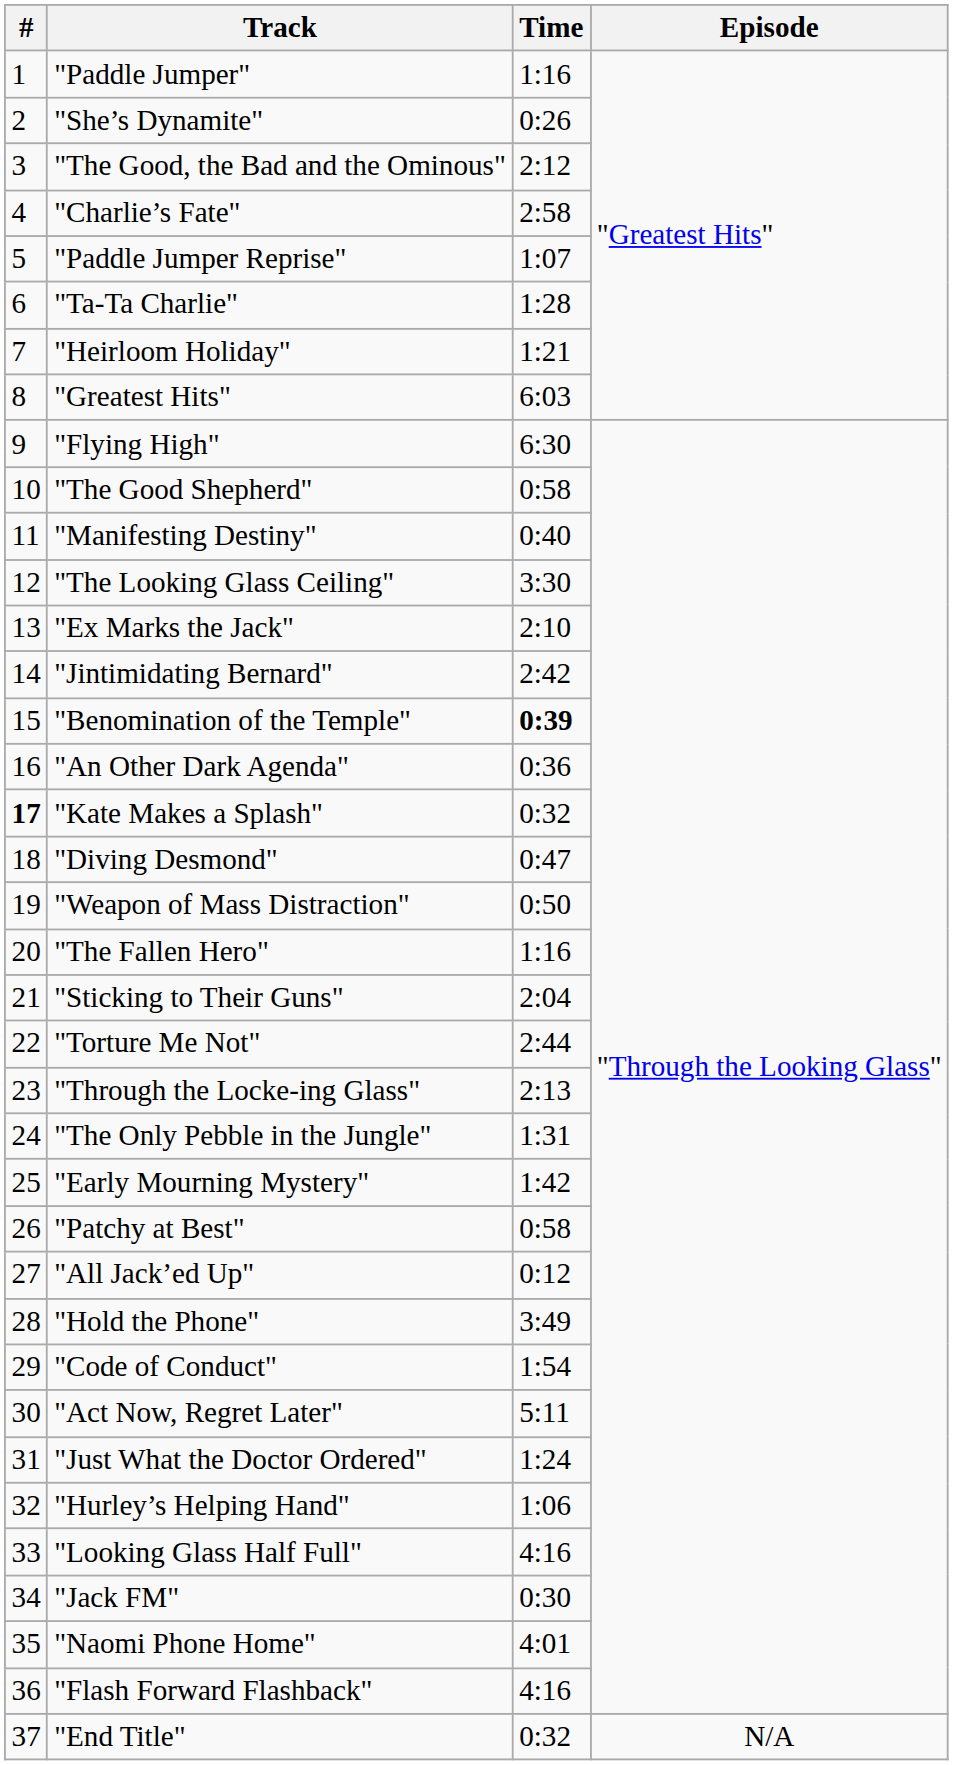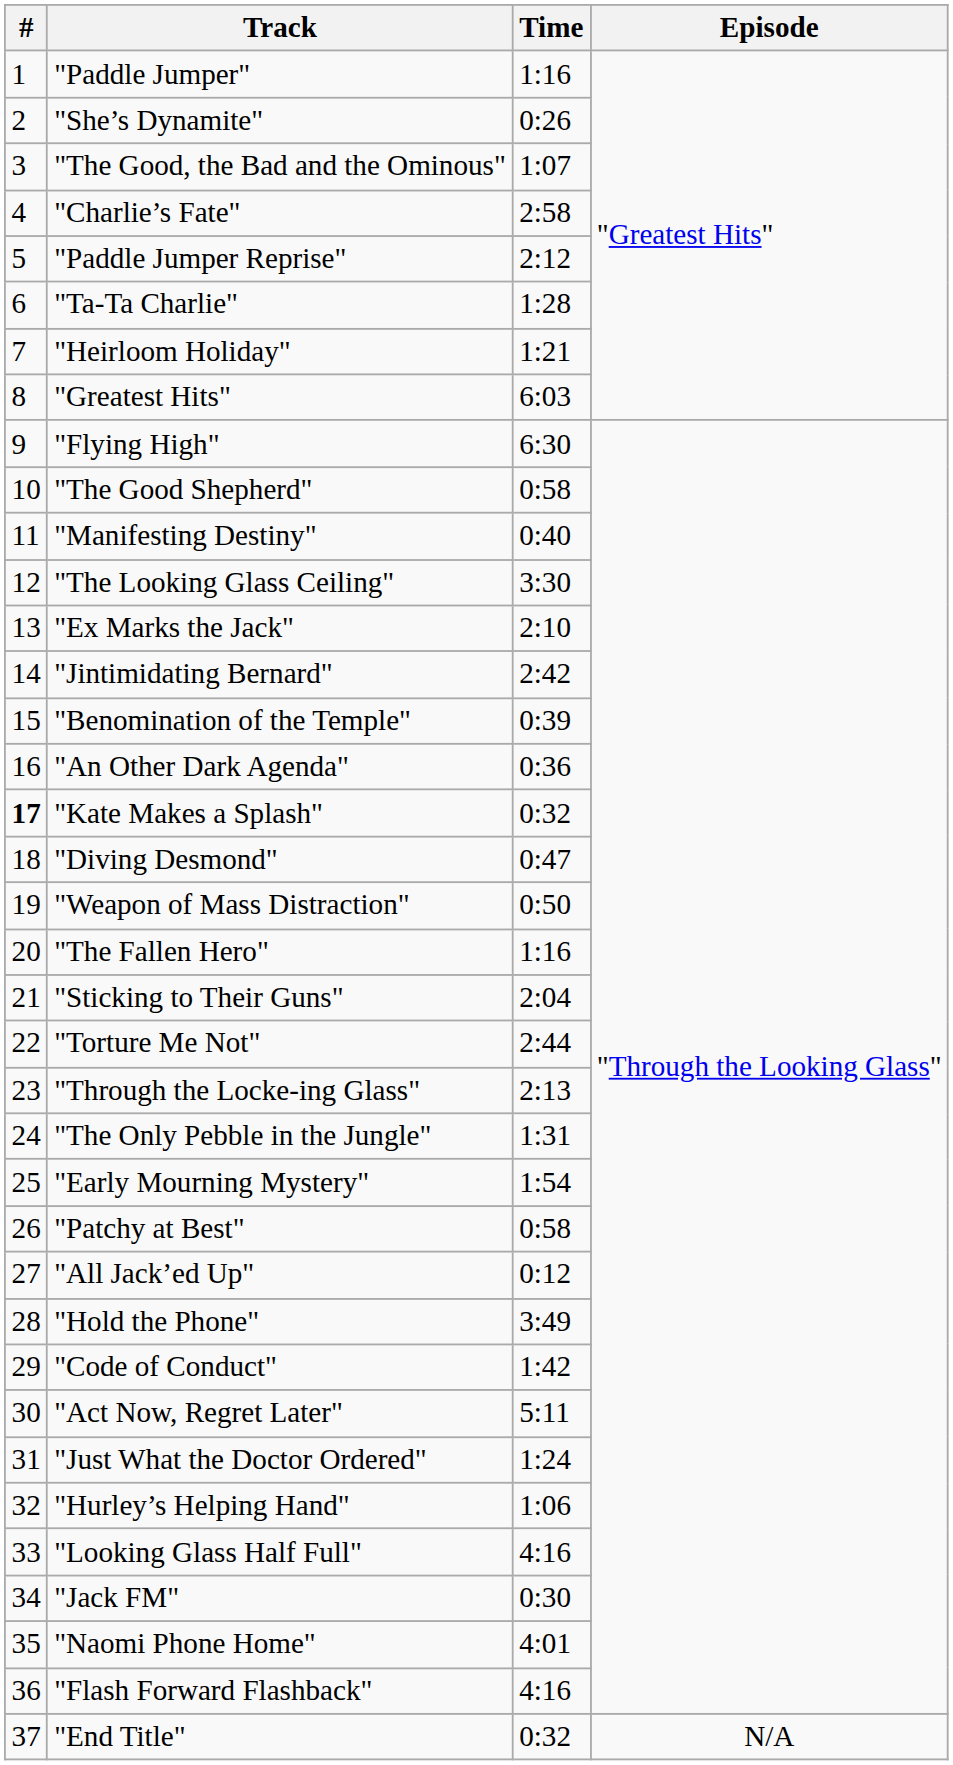(545, 166) 2:12 -> (545, 166) 1:07
(545, 258) 1:07 -> (545, 258) 2:12
(546, 720) bold -> (545, 720) normal
(545, 1182) 1:42 -> (545, 1182) 1:54
(545, 1366) 1:54 -> (545, 1366) 1:42
